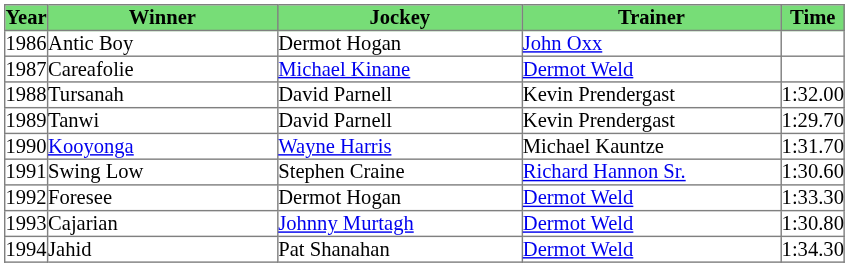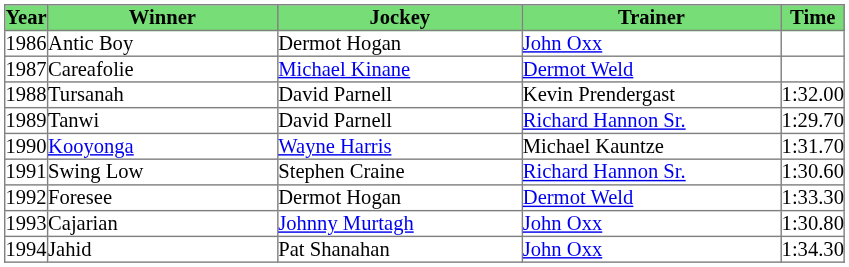(599, 120) Kevin Prendergast -> (604, 120) Richard Hannon Sr.
(578, 223) Dermot Weld -> (563, 223) John Oxx
(578, 249) Dermot Weld -> (563, 249) John Oxx
